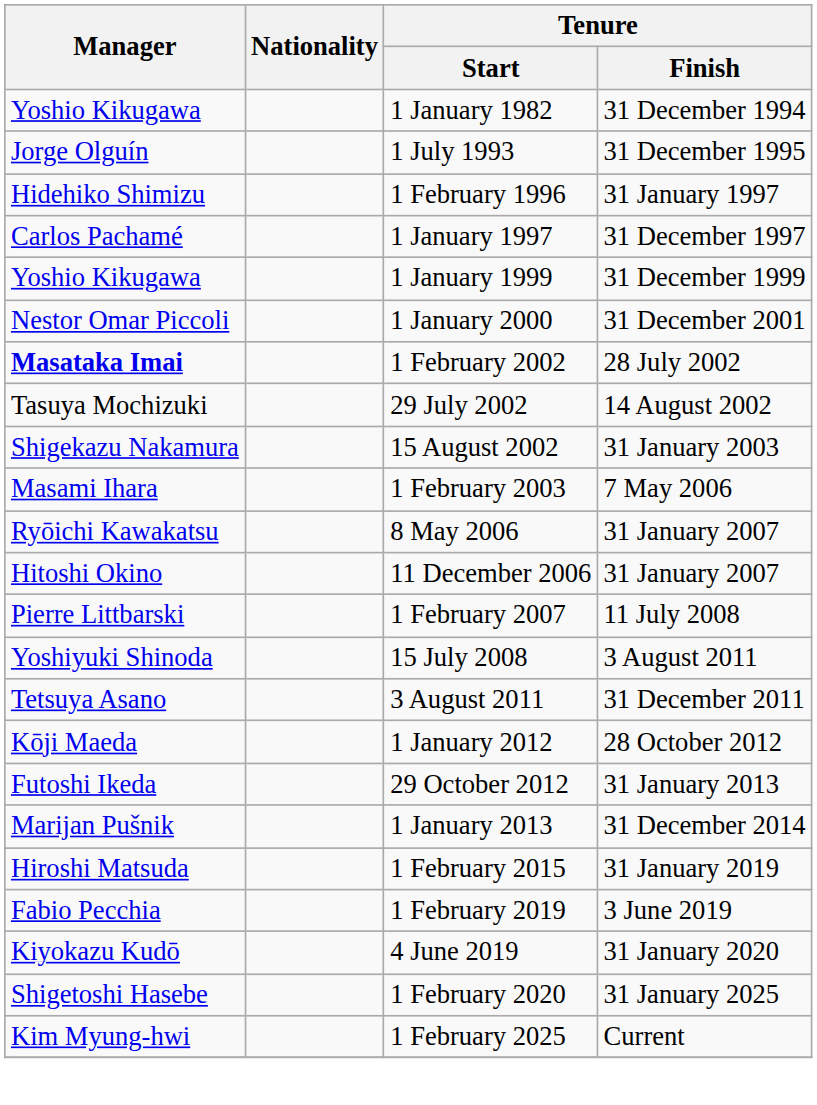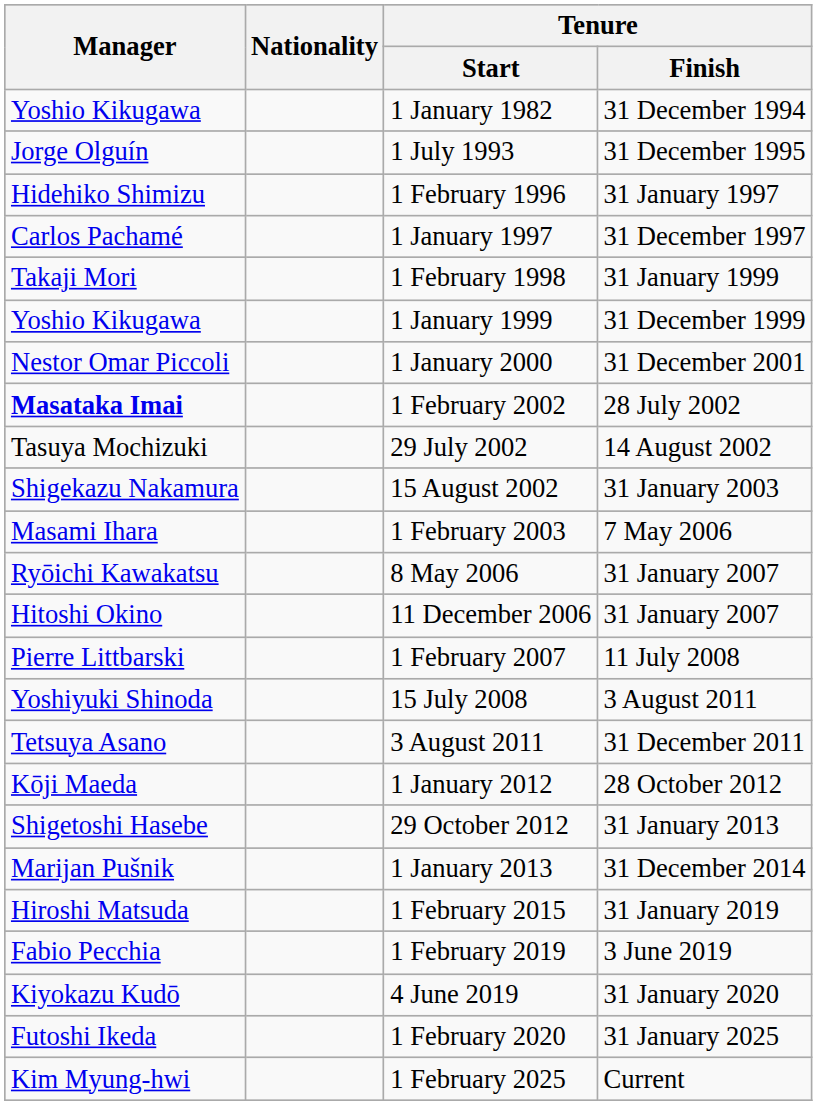+ row: (478, 278)
(84, 783) Futoshi Ikeda -> (109, 825) Shigetoshi Hasebe
(109, 994) Shigetoshi Hasebe -> (84, 1036) Futoshi Ikeda
